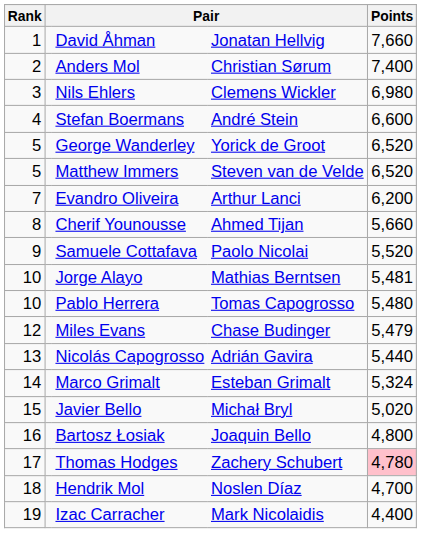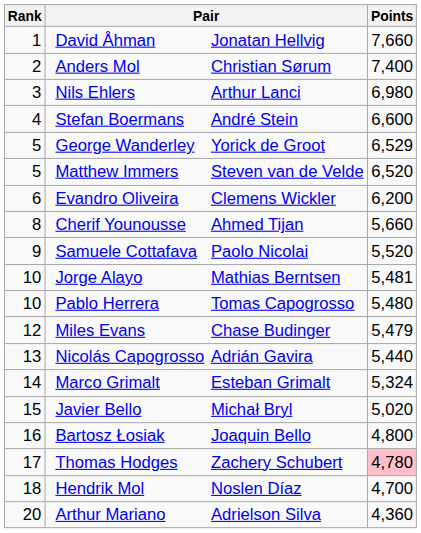(273, 92) Clemens Wickler -> (256, 92) Arthur Lanci
(392, 145) 6,520 -> (392, 145) 6,529
(37, 198) 7 -> (37, 198) 6
(256, 198) Arthur Lanci -> (273, 198) Clemens Wickler
- row: (110, 514)
+ row: (110, 514)
